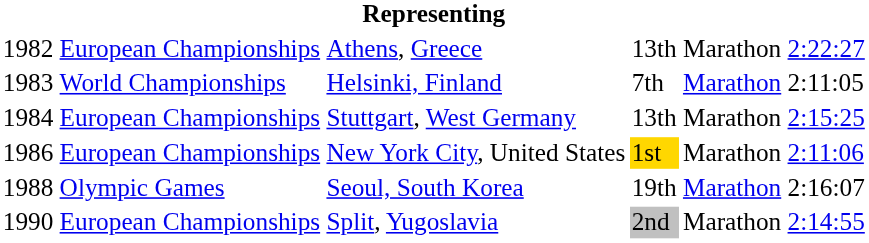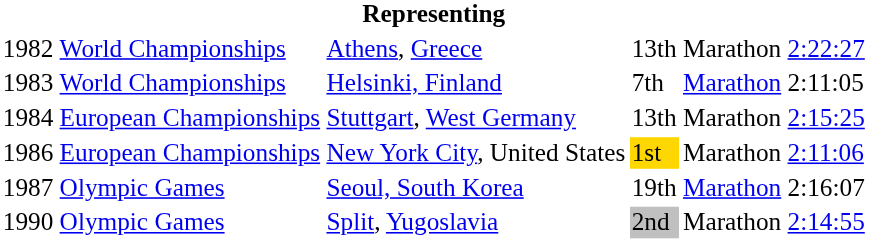(190, 48) European Championships -> (173, 48) World Championships
(28, 187) 1988 -> (28, 187) 1987
(190, 222) European Championships -> (142, 222) Olympic Games
